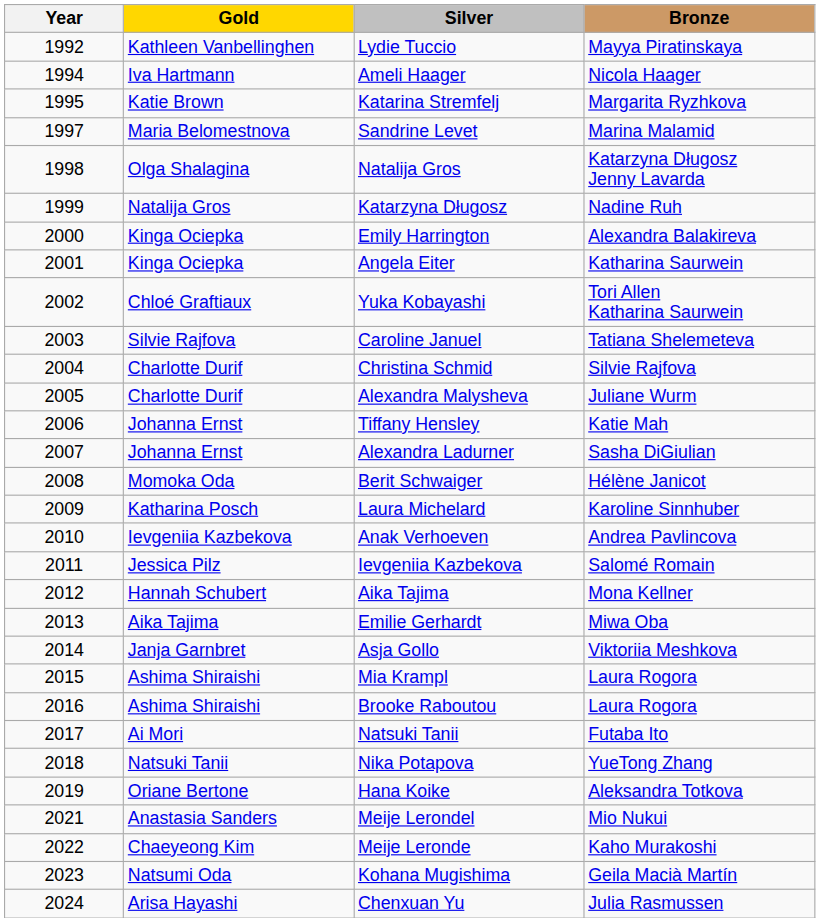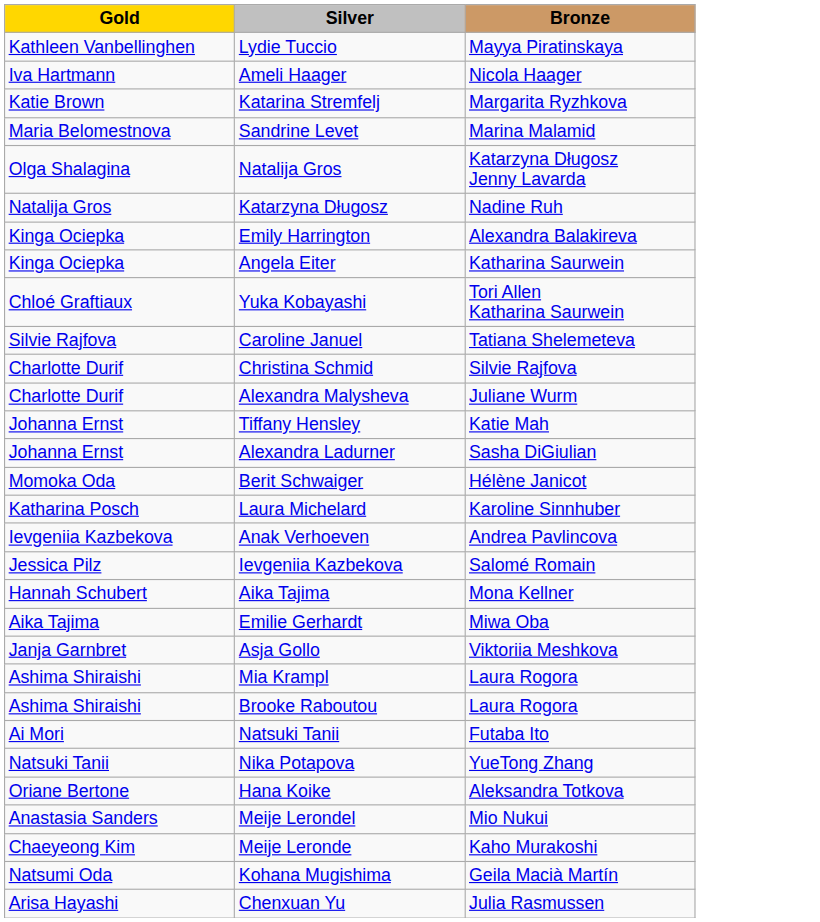- column: (64, 18)
